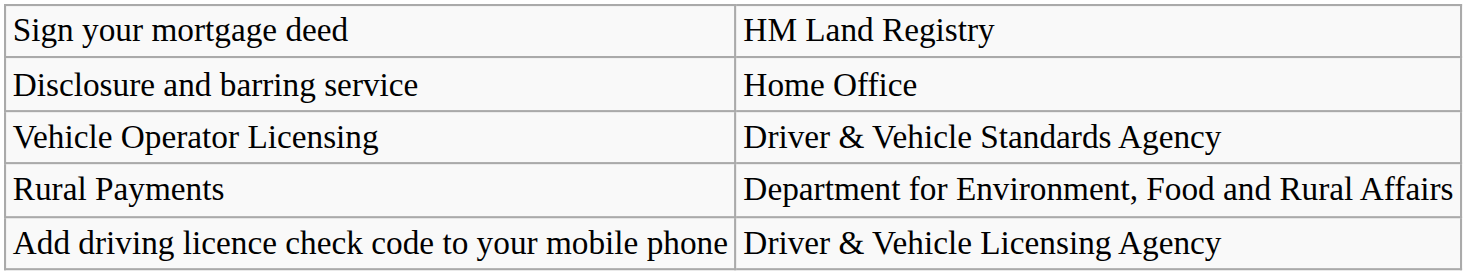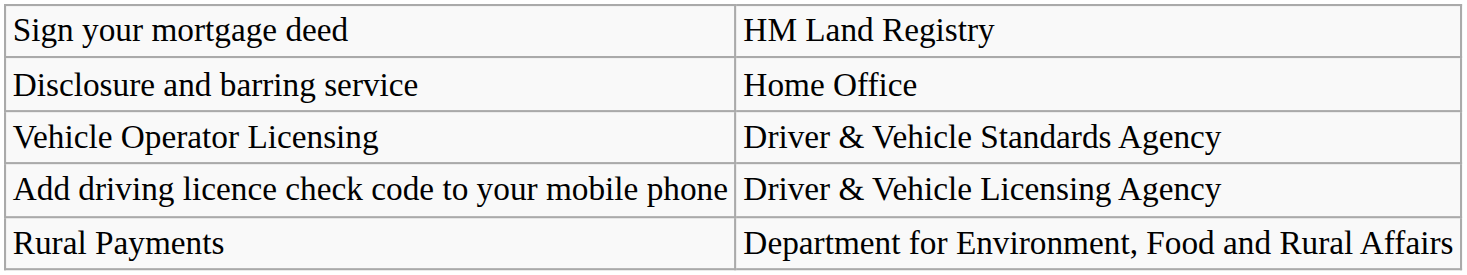rows swapped: (119, 189) <-> (370, 242)
